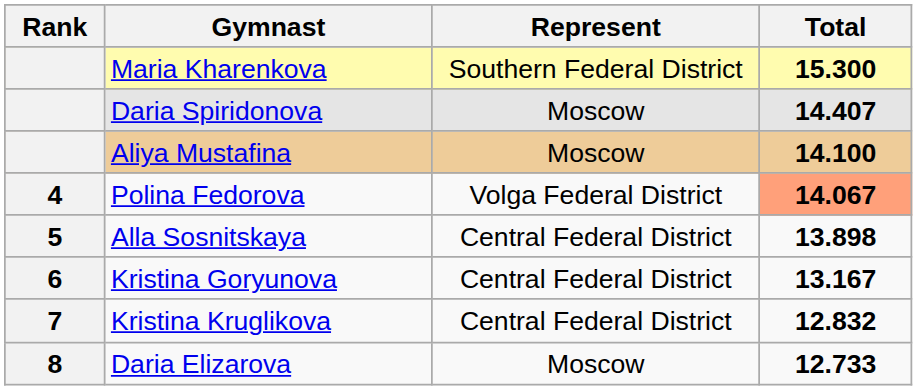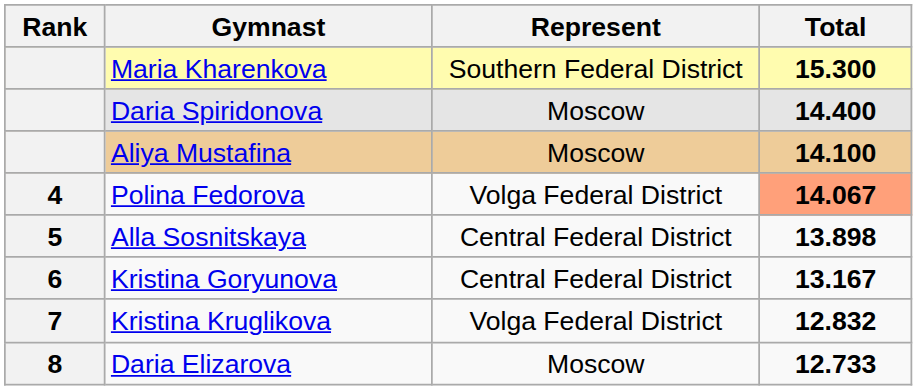(836, 110) 14.407 -> (836, 110) 14.400
(596, 321) Central Federal District -> (596, 321) Volga Federal District
